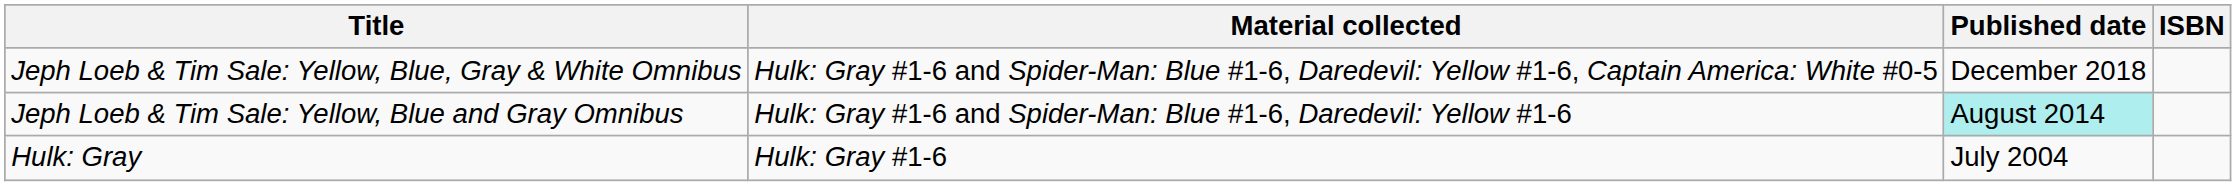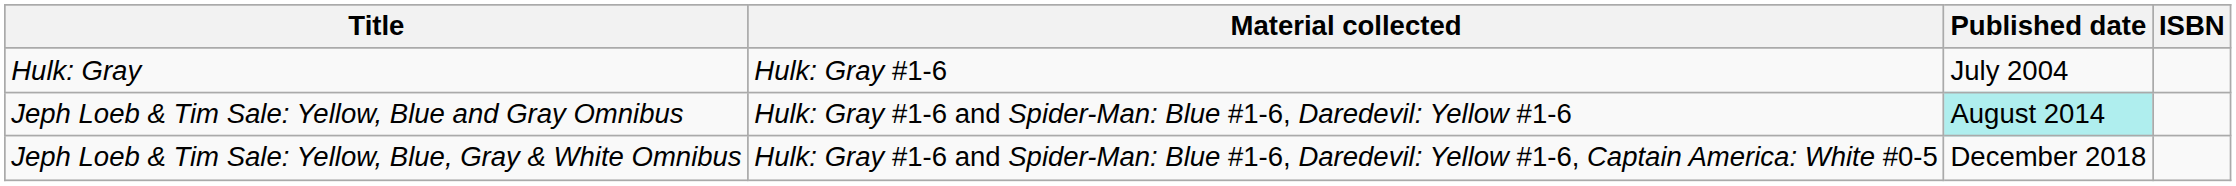rows swapped: (76, 157) <-> (376, 69)
